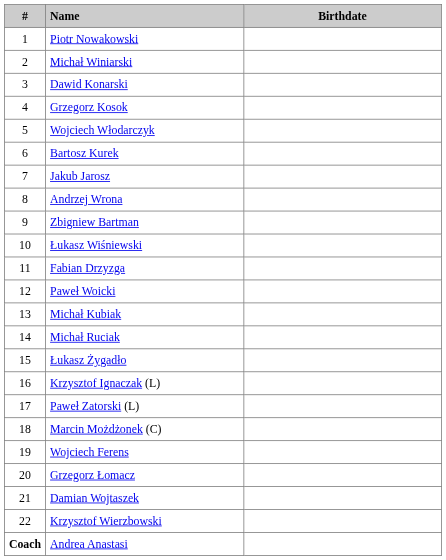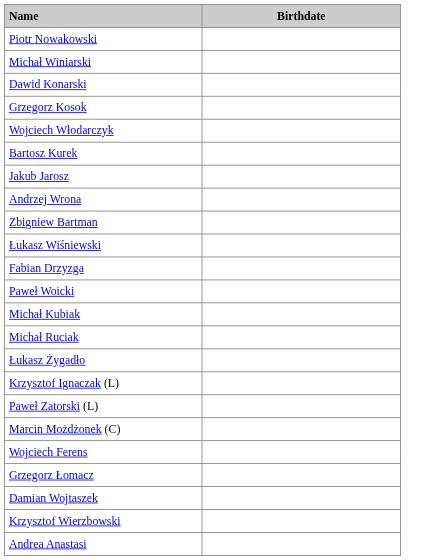- column: (25, 15)
